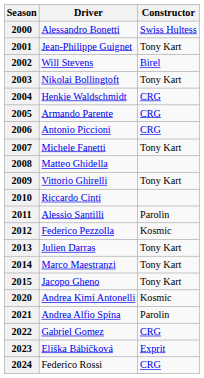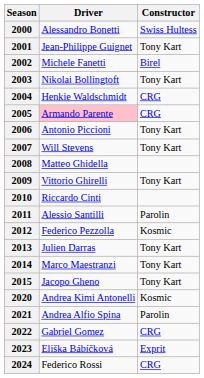(67, 63) Will Stevens -> (73, 63) Michele Fanetti
(77, 113) no background -> (77, 113) pink background
(150, 130) CRG -> (161, 130) Tony Kart
(73, 147) Michele Fanetti -> (67, 147) Will Stevens
